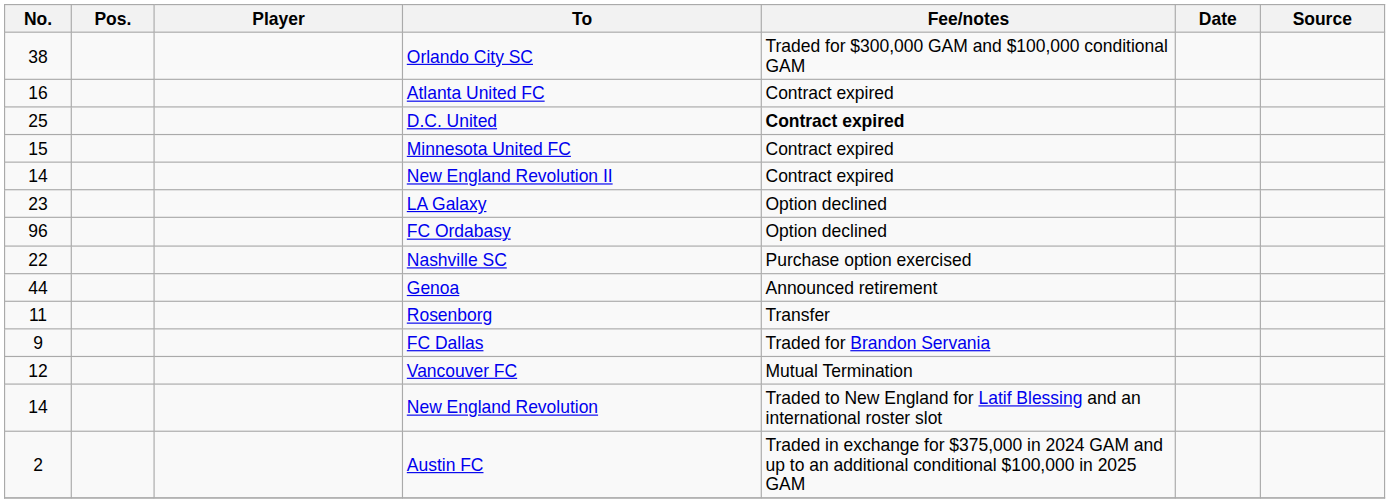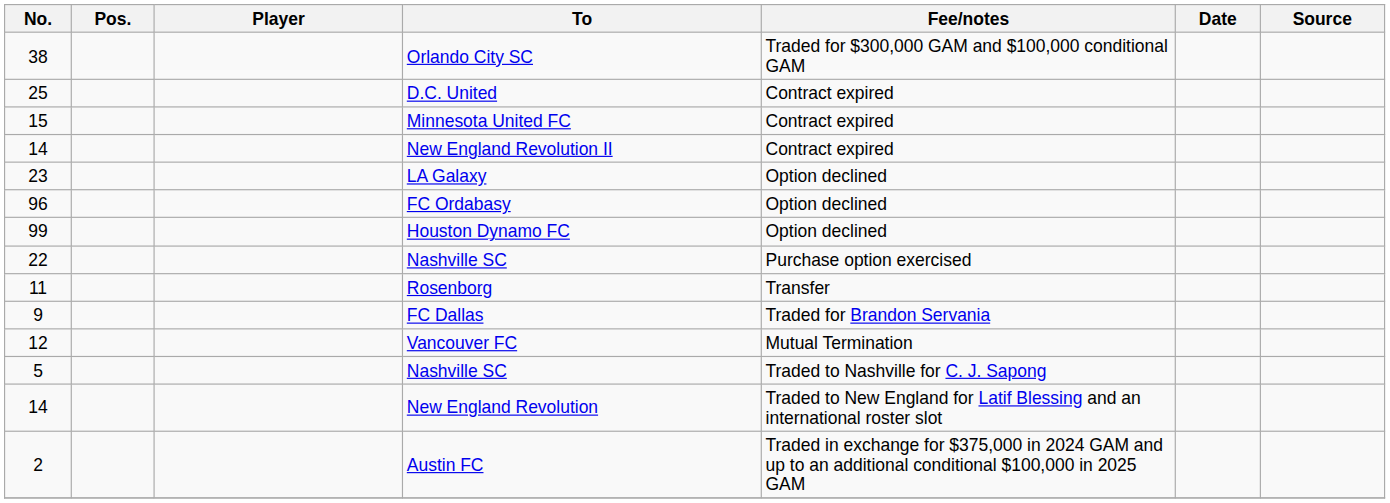- row: (38, 93)
(835, 121) bold -> (830, 93) normal
+ row: (38, 232)
- row: (38, 287)
+ row: (38, 370)
